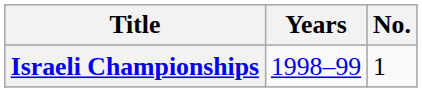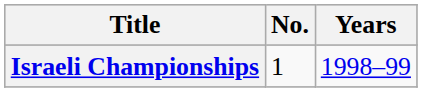columns swapped: (392, 24) <-> (316, 24)
